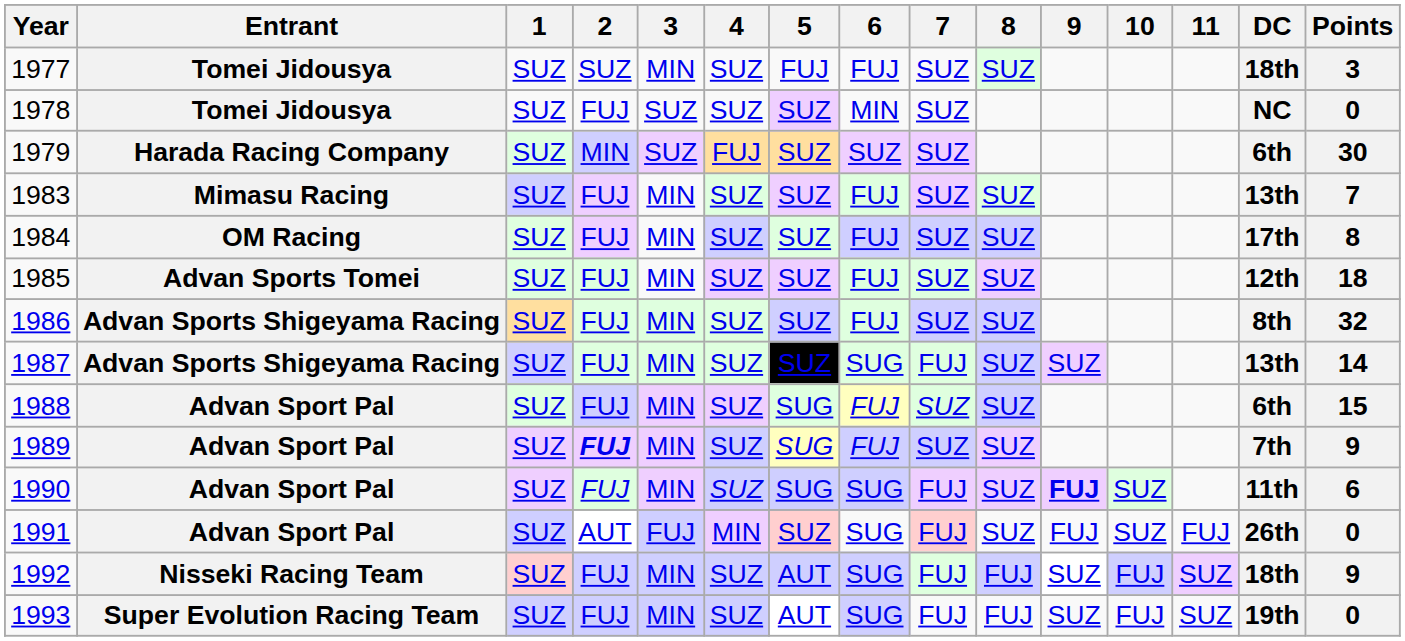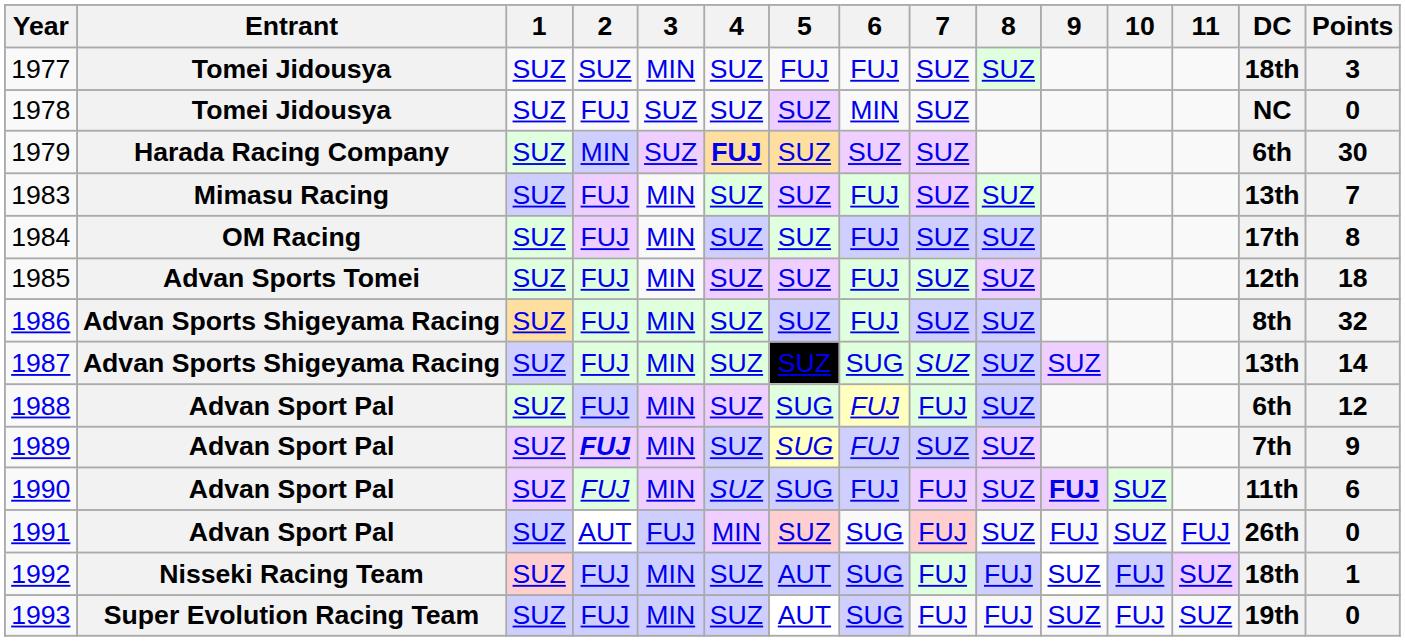(736, 153) normal -> (736, 153) bold
(943, 363) FUJ -> (943, 363) SUZ
(943, 405) SUZ -> (943, 405) FUJ
(1353, 405) 15 -> (1353, 405) 12
(875, 489) SUG -> (875, 489) FUJ
(1353, 573) 9 -> (1353, 573) 1
